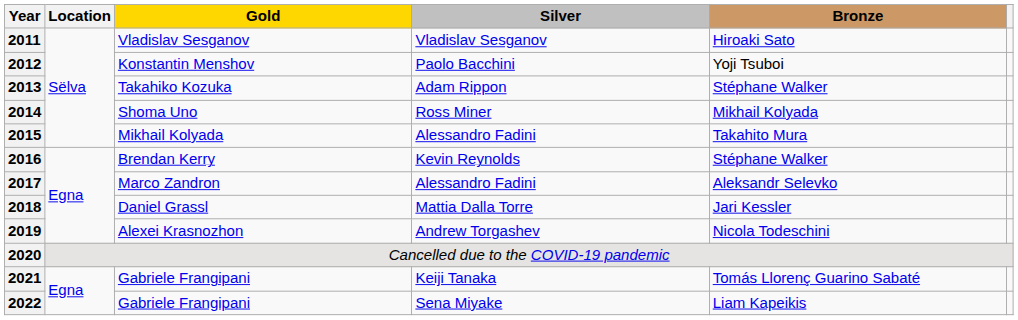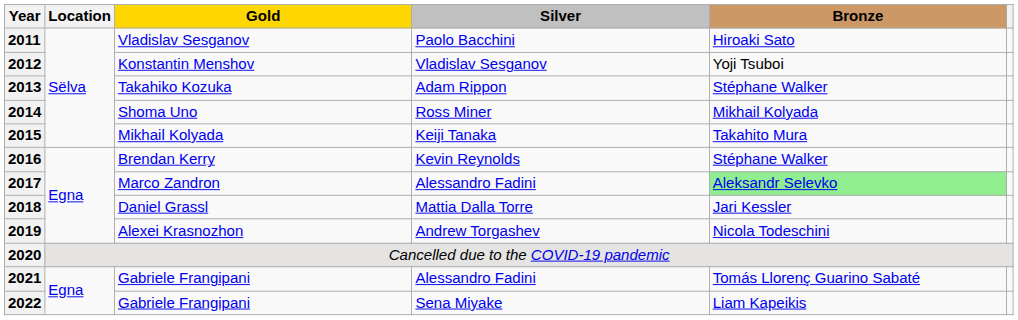(481, 40) Vladislav Sesganov -> (465, 40) Paolo Bacchini
(465, 64) Paolo Bacchini -> (481, 64) Vladislav Sesganov
(476, 135) Alessandro Fadini -> (456, 135) Keiji Tanaka
(775, 183) no background -> (775, 183) lightgreen background
(456, 278) Keiji Tanaka -> (476, 278) Alessandro Fadini
